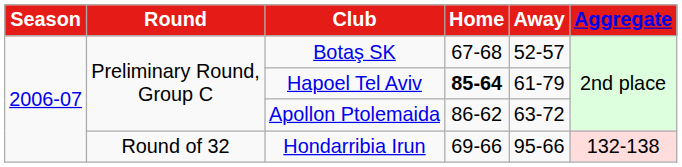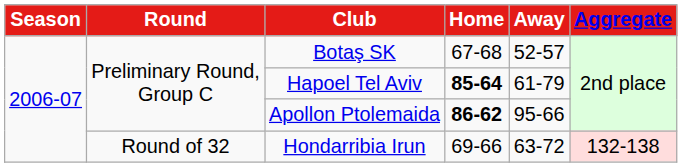(477, 114) normal -> (477, 114) bold
(539, 114) 63-72 -> (539, 114) 95-66
(539, 146) 95-66 -> (539, 146) 63-72
